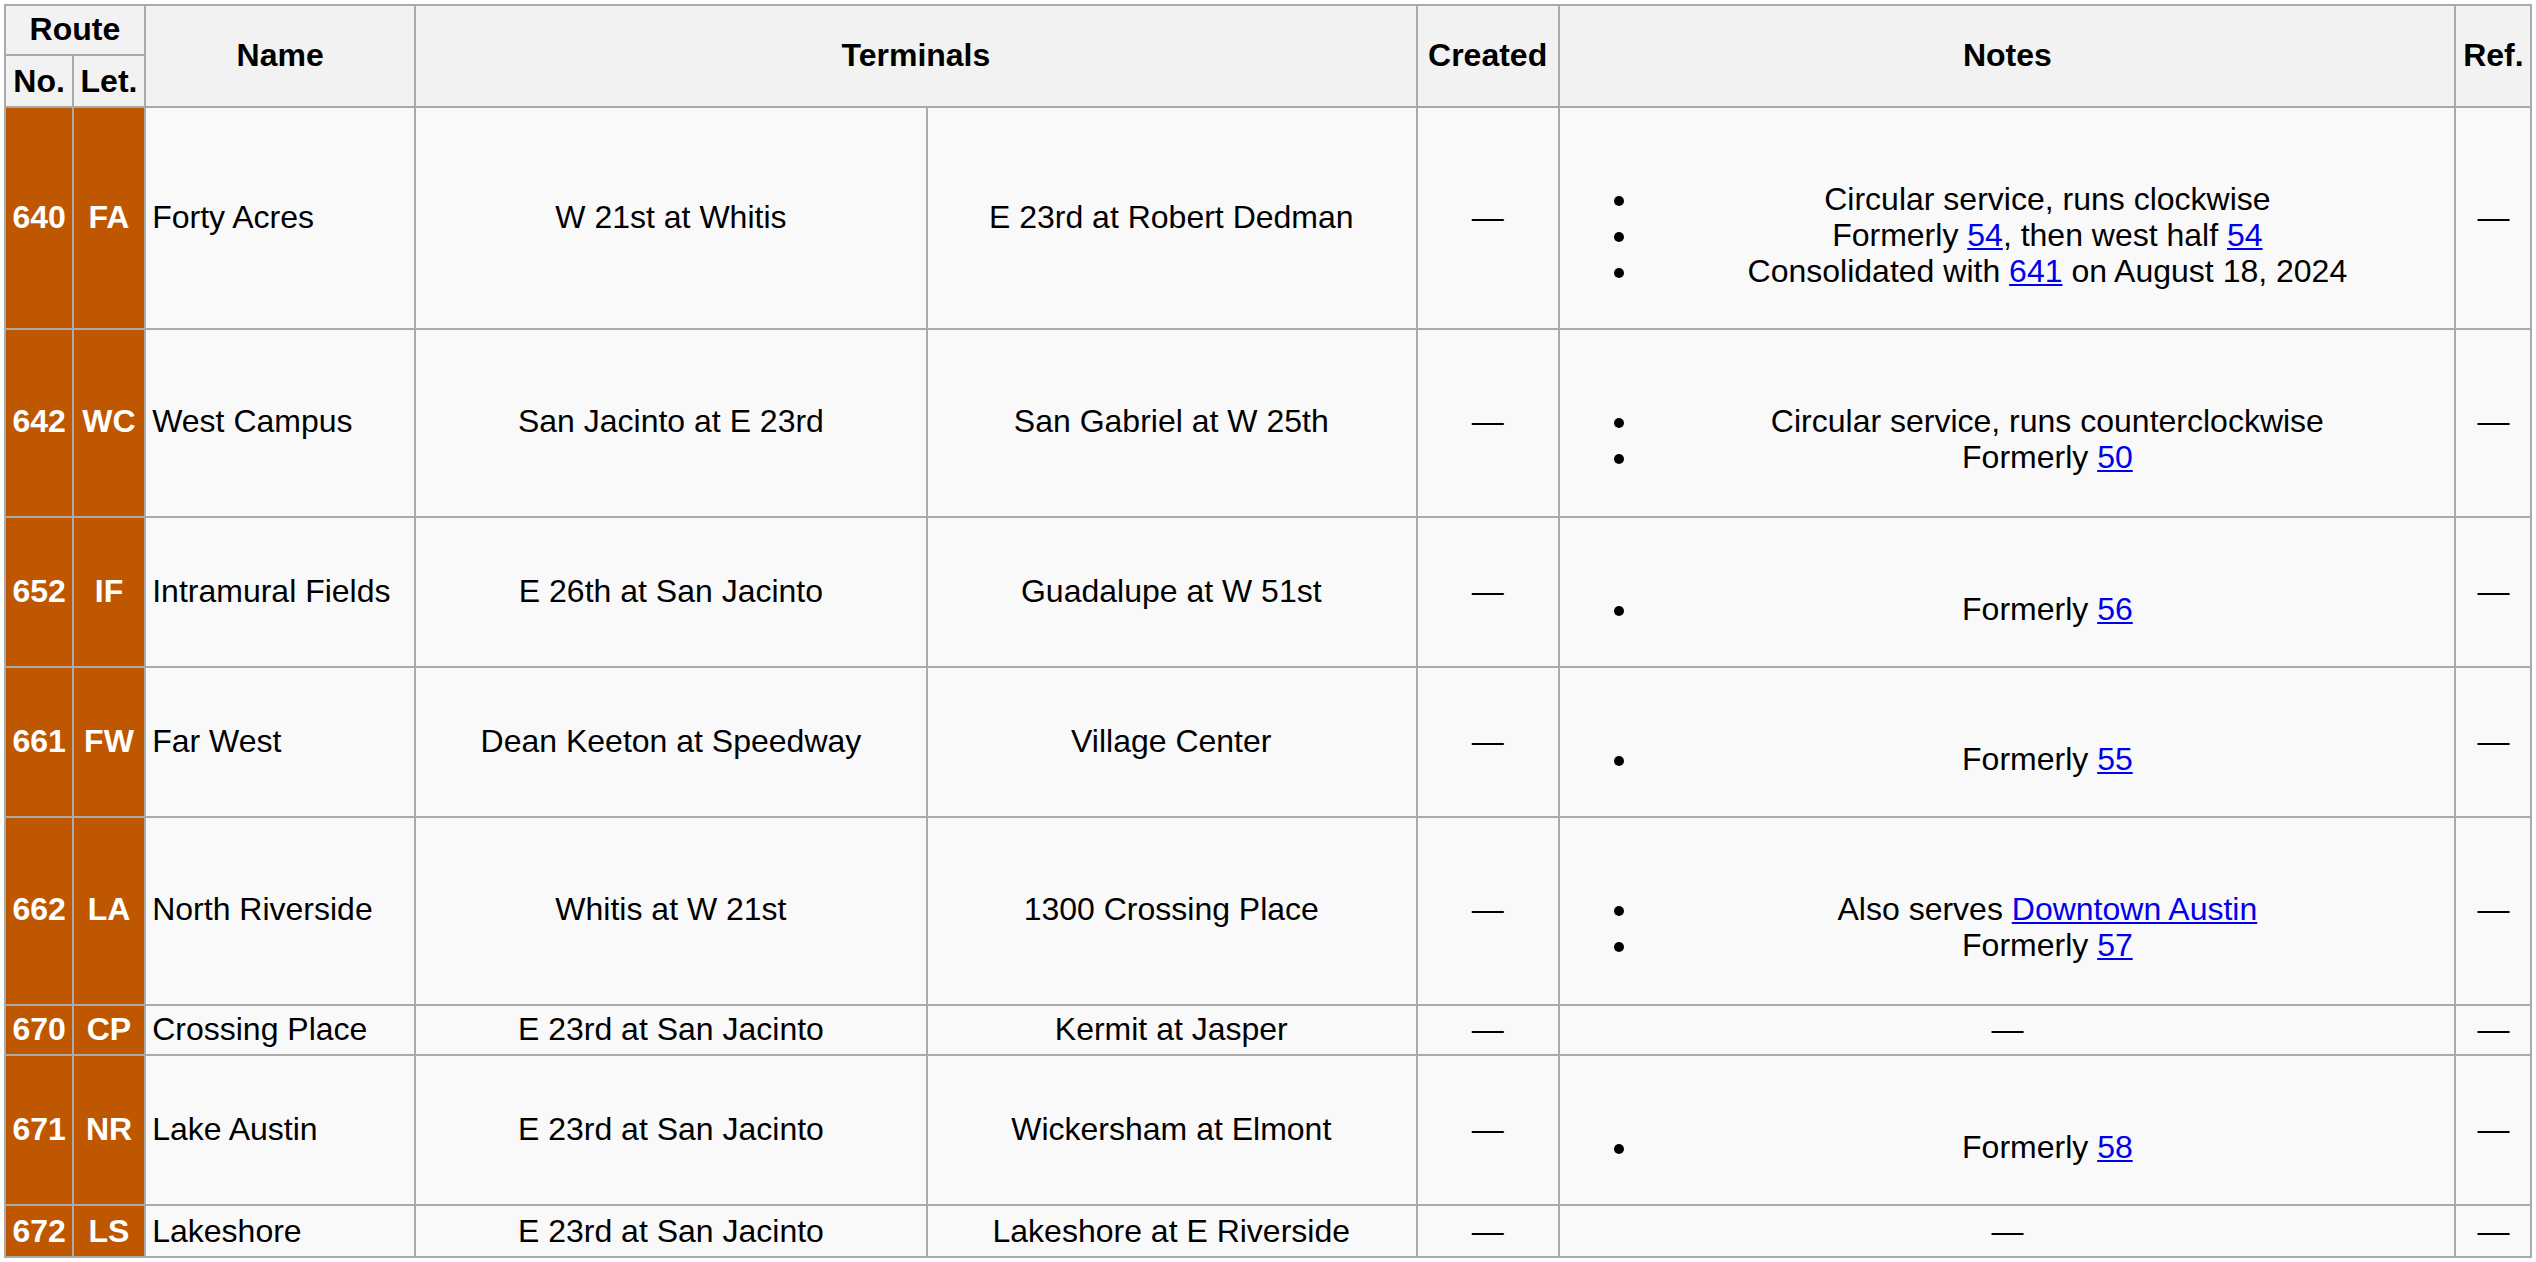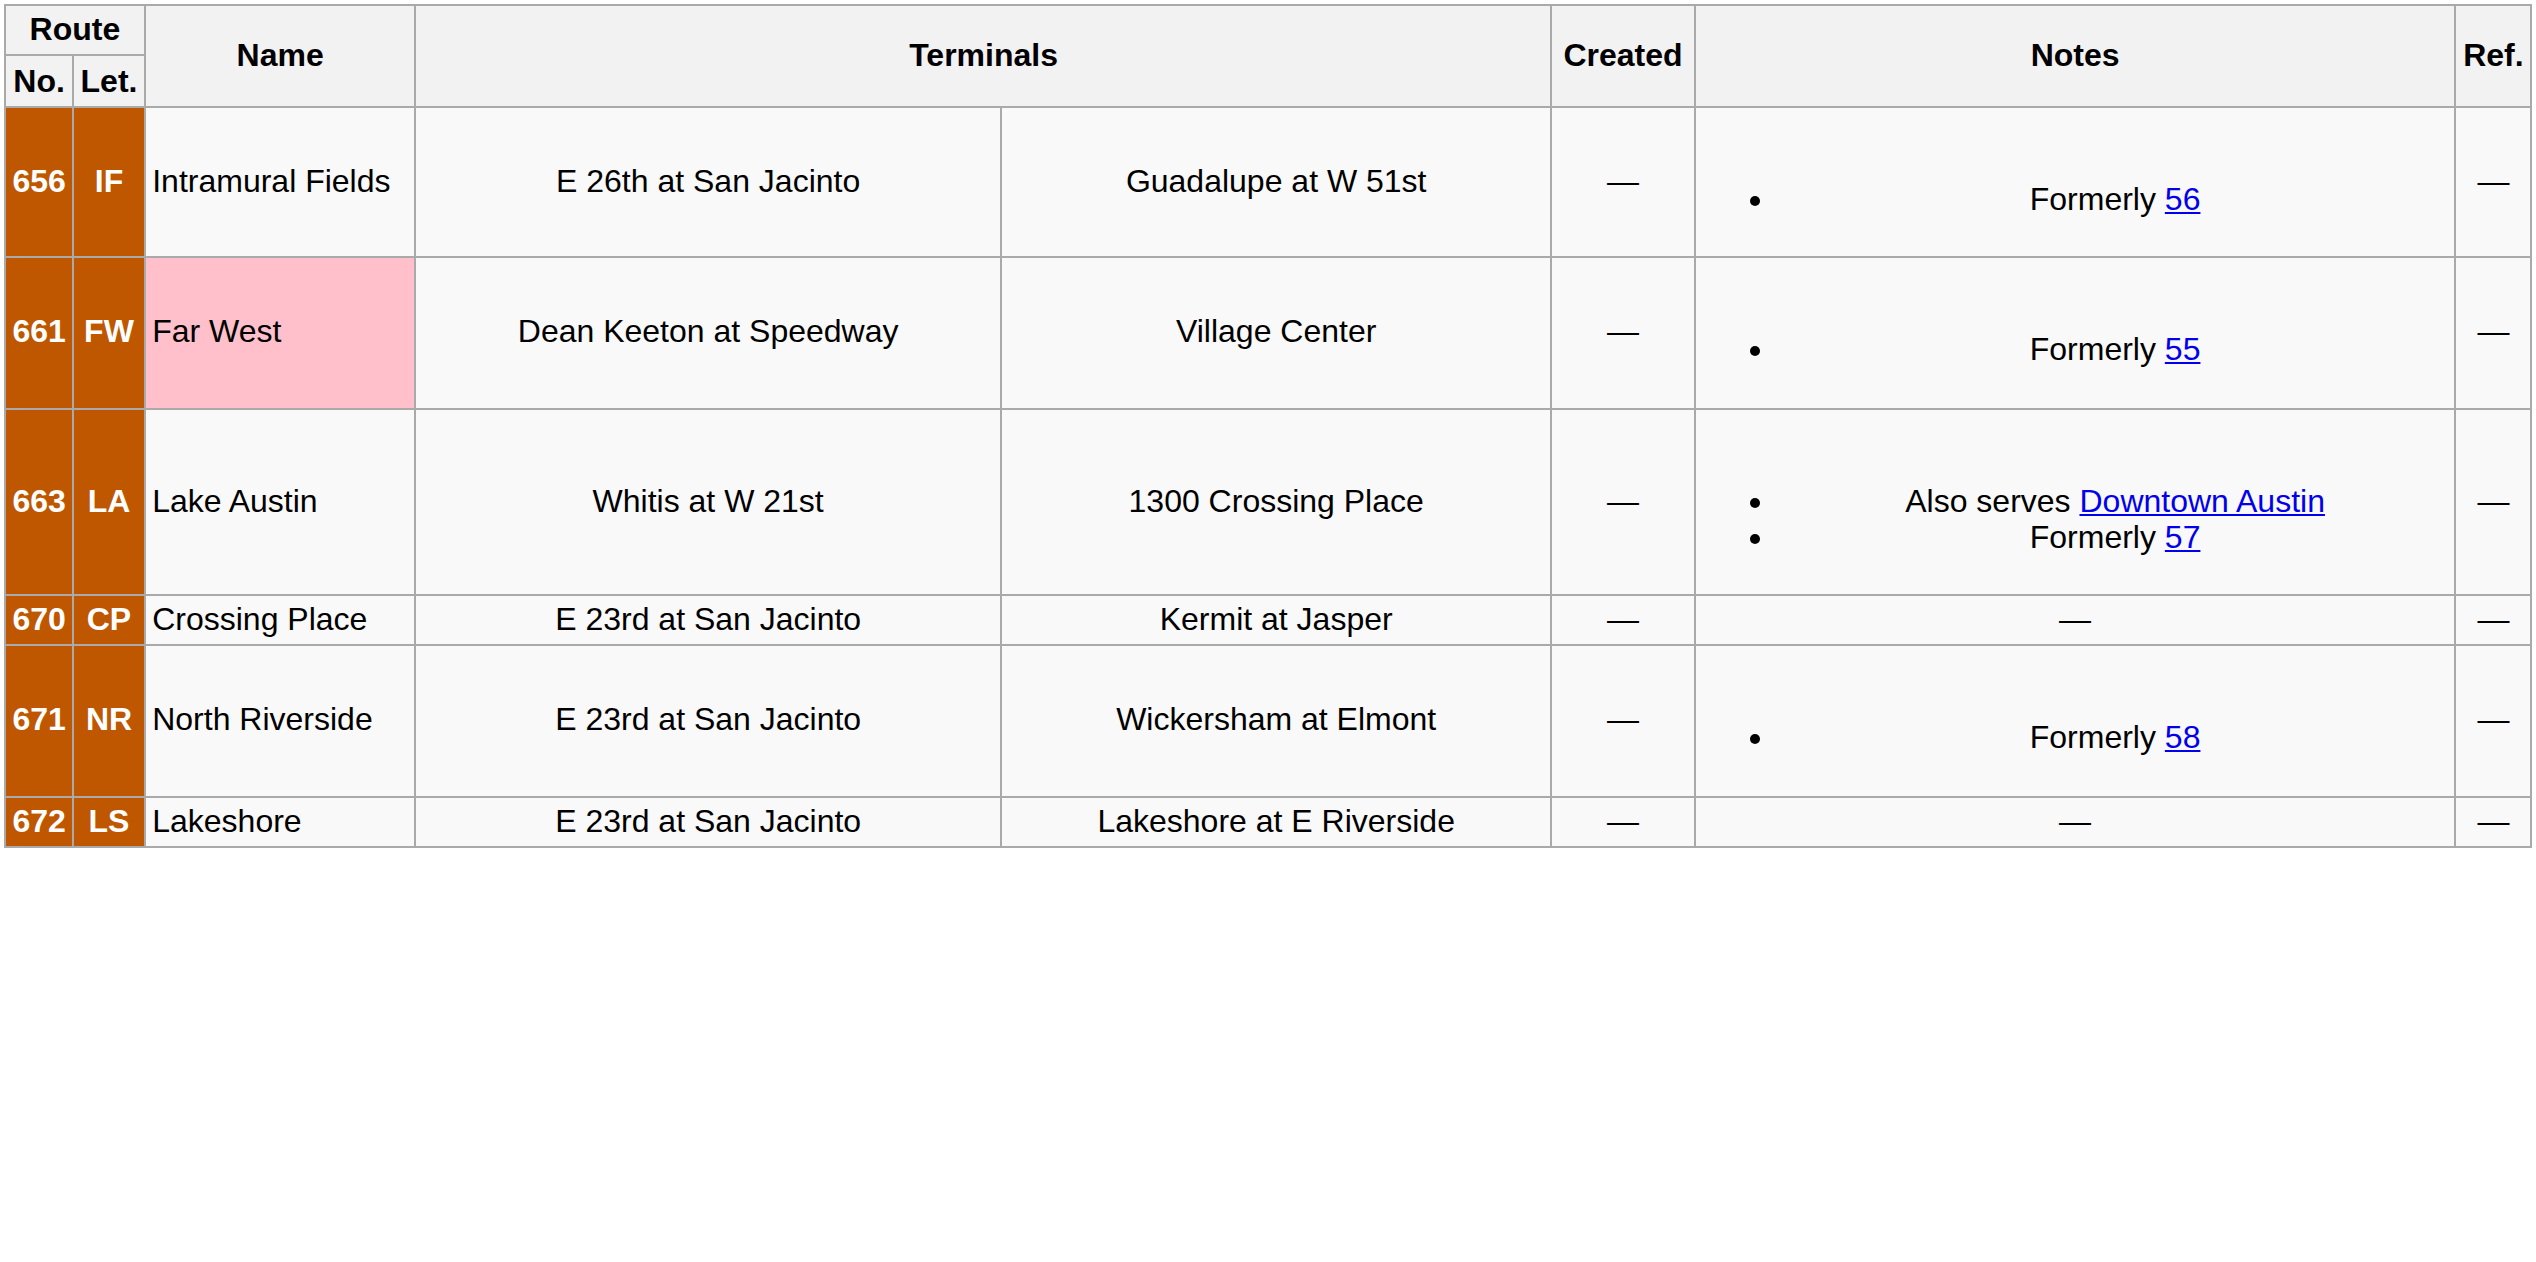- row: (109, 217)
- row: (109, 422)
(39, 590) 652 -> (39, 181) 656
(217, 741) no background -> (217, 332) pink background
(39, 910) 662 -> (39, 500) 663
(262, 910) North Riverside -> (235, 500) Lake Austin
(235, 1129) Lake Austin -> (262, 720) North Riverside
